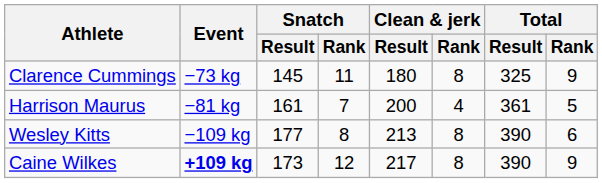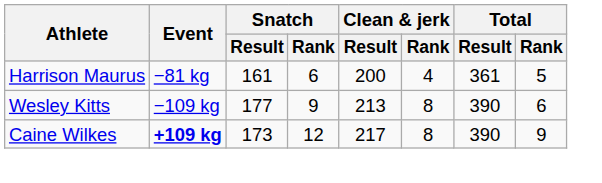- row: (92, 76)
(344, 105) 7 -> (313, 76) 6
(344, 134) 8 -> (313, 105) 9
